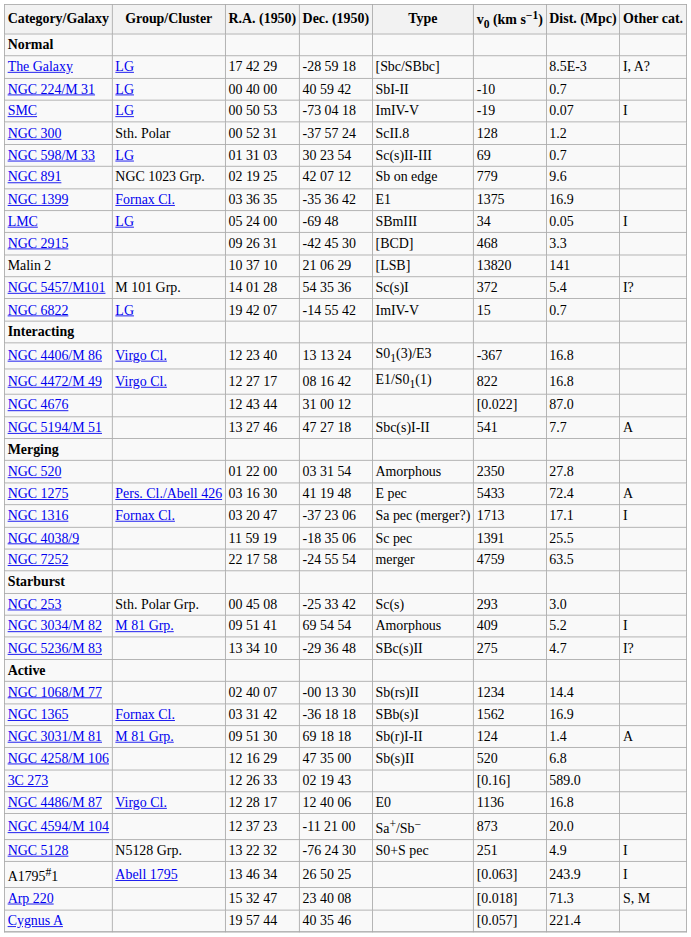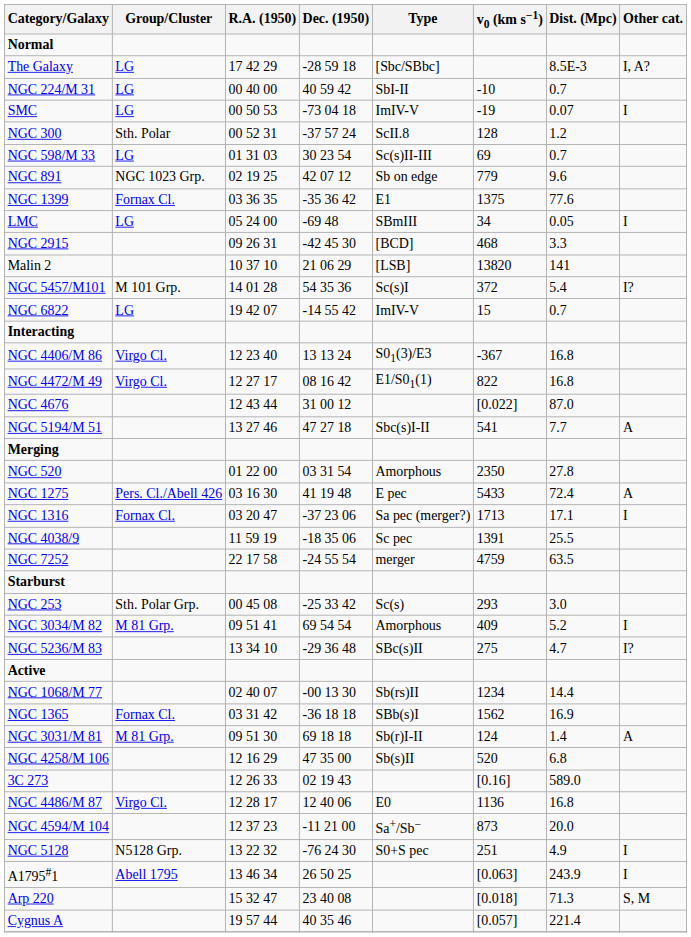(561, 199) 16.9 -> (561, 199) 77.6
